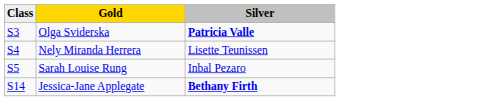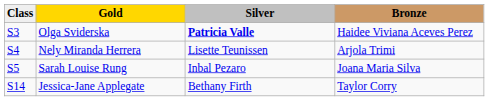+ column: (409, 13)
(223, 86) bold -> (220, 86) normal
